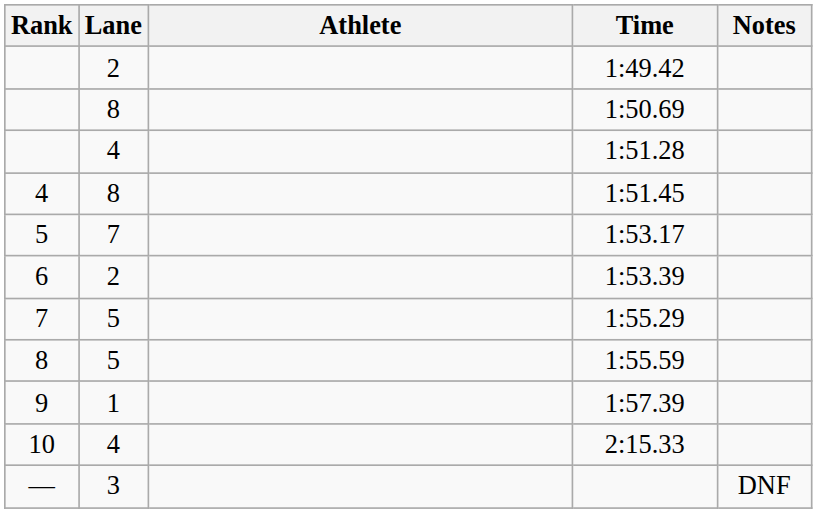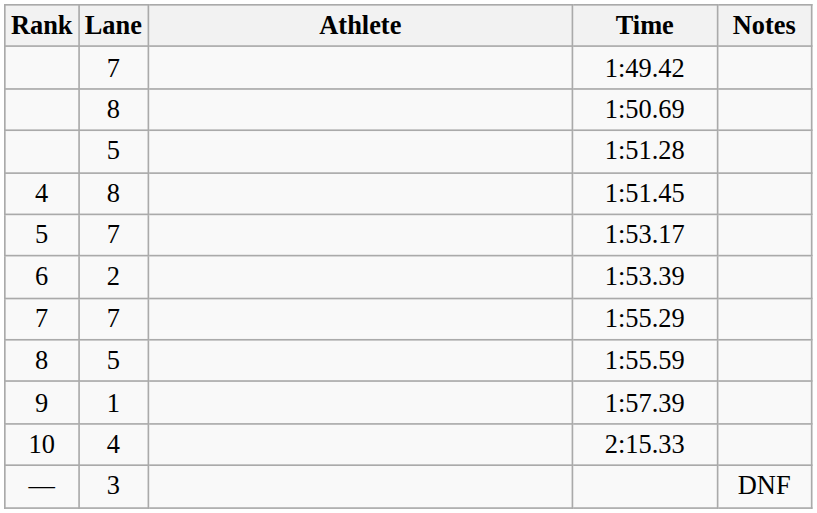(113, 67) 2 -> (113, 67) 7
(113, 151) 4 -> (113, 151) 5
(113, 318) 5 -> (113, 318) 7
